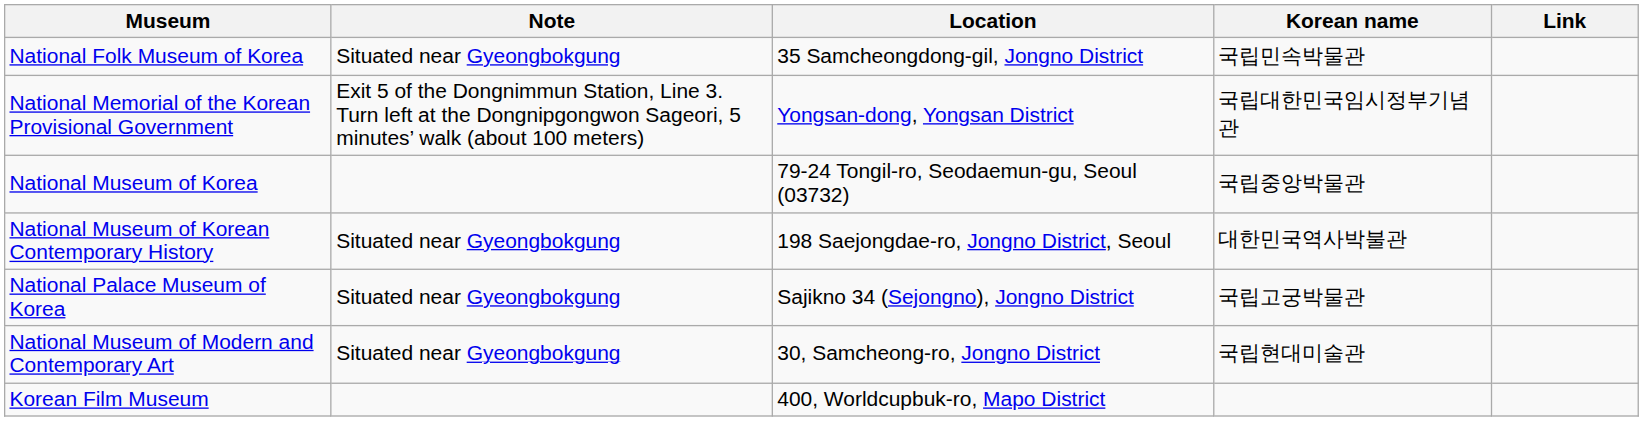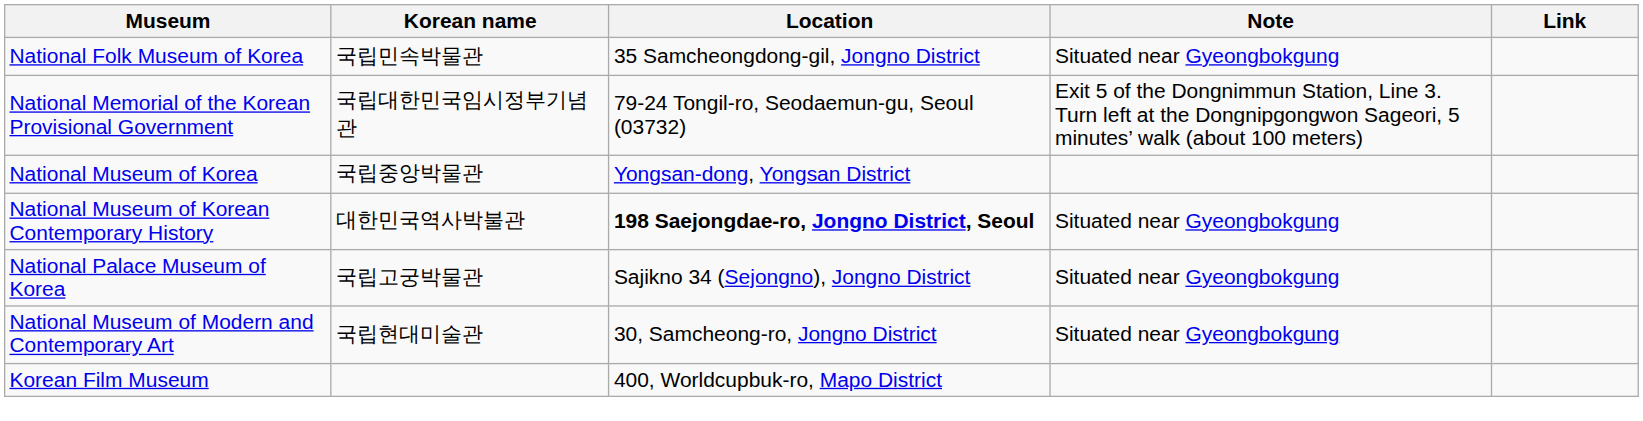columns swapped: (1352, 21) <-> (552, 21)
(925, 115) Yongsan-dong, Yongsan District -> (794, 115) 79-24 Tongil-ro, Seodaemun-gu, Seoul (03732)
(957, 183) 79-24 Tongil-ro, Seodaemun-gu, Seoul (03732) -> (762, 173) Yongsan-dong, Yongsan District
(974, 240) normal -> (824, 220) bold
